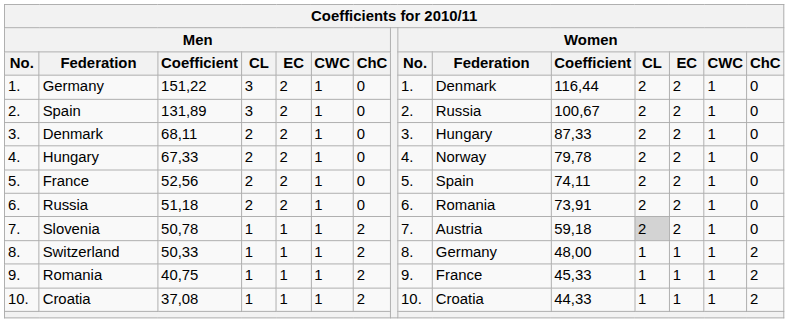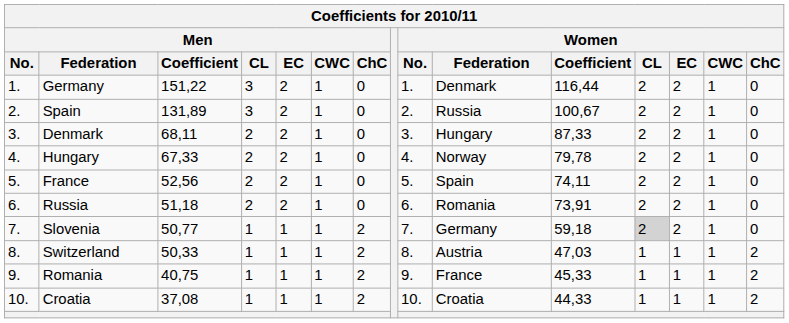(180, 228) 50,78 -> (180, 228) 50,77
(459, 228) Austria -> (466, 228) Germany
(466, 252) Germany -> (459, 252) Austria
(573, 252) 48,00 -> (573, 252) 47,03
